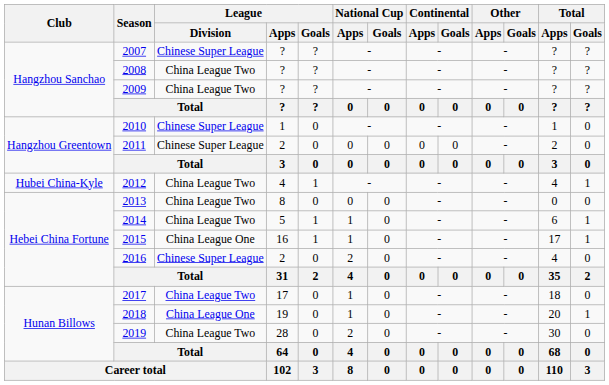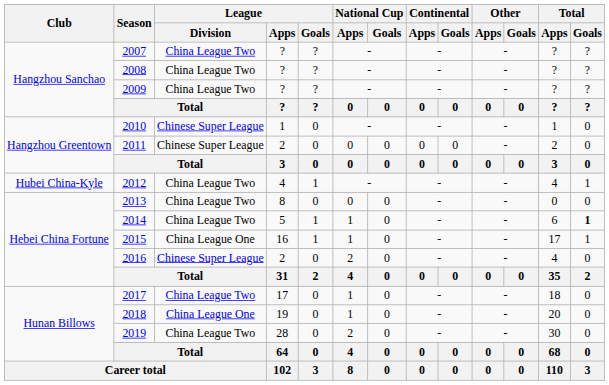(210, 51) Chinese Super League -> (210, 51) China League Two
(588, 220) normal -> (588, 220) bold
(588, 314) 1 -> (588, 314) 0
